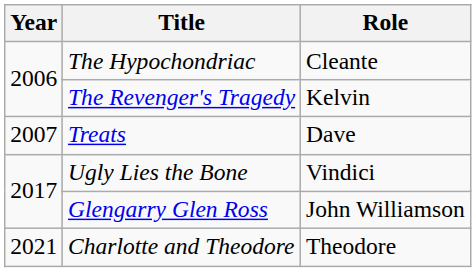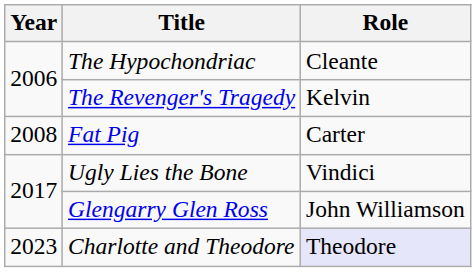- row: (97, 135)
+ row: (104, 135)
(34, 246) 2021 -> (34, 246) 2023
(351, 246) no background -> (351, 246) lavender background
